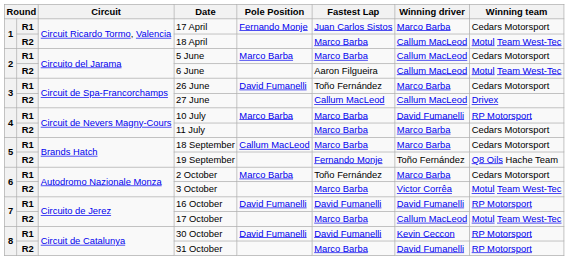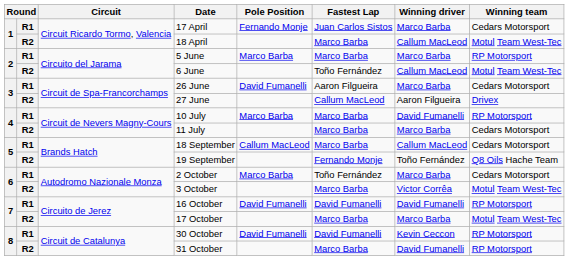(432, 56) Callum MacLeod -> (424, 56) Marco Barba
(510, 56) Cedars Motorsport -> (502, 56) RP Motorsport
(346, 71) Aaron Filgueira -> (348, 71) Toño Fernández
(348, 85) Toño Fernández -> (346, 85) Aaron Filgueira
(432, 100) Callum MacLeod -> (429, 100) Aaron Filgueira
(424, 144) Marco Barba -> (432, 144) Callum MacLeod
(432, 218) Callum MacLeod -> (424, 218) Marco Barba
